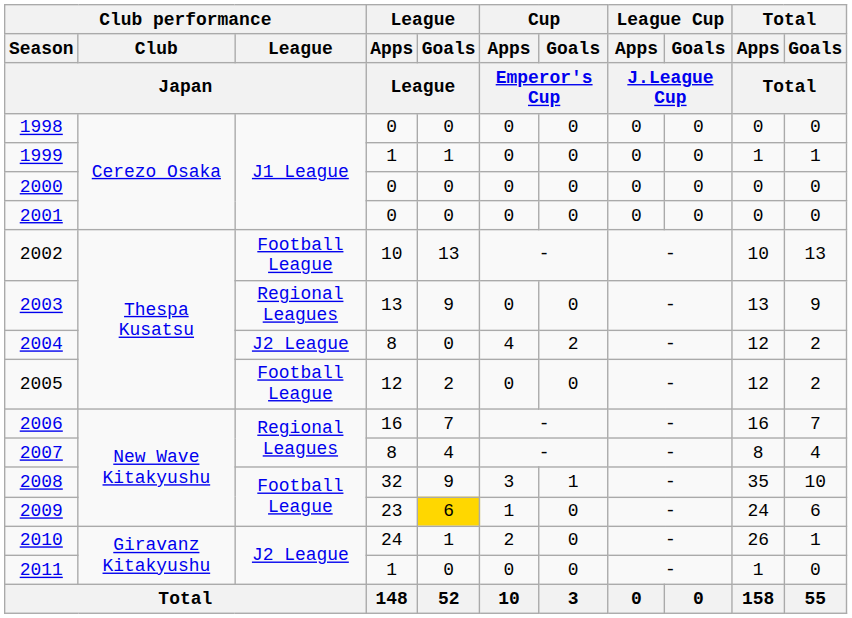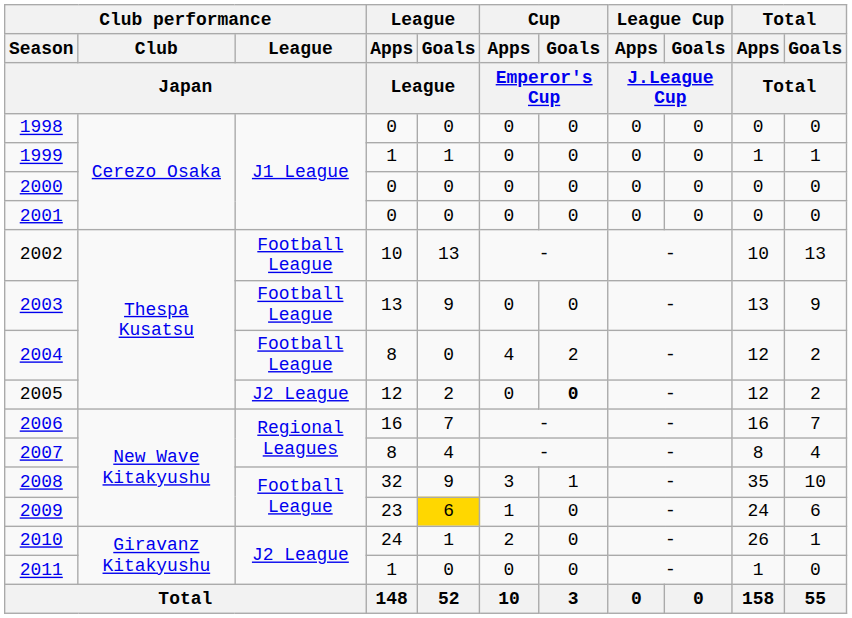(300, 305) Regional Leagues -> (300, 305) Football League
(300, 345) J2 League -> (300, 355) Football League
(300, 384) Football League -> (300, 394) J2 League
(573, 384) normal -> (573, 394) bold
